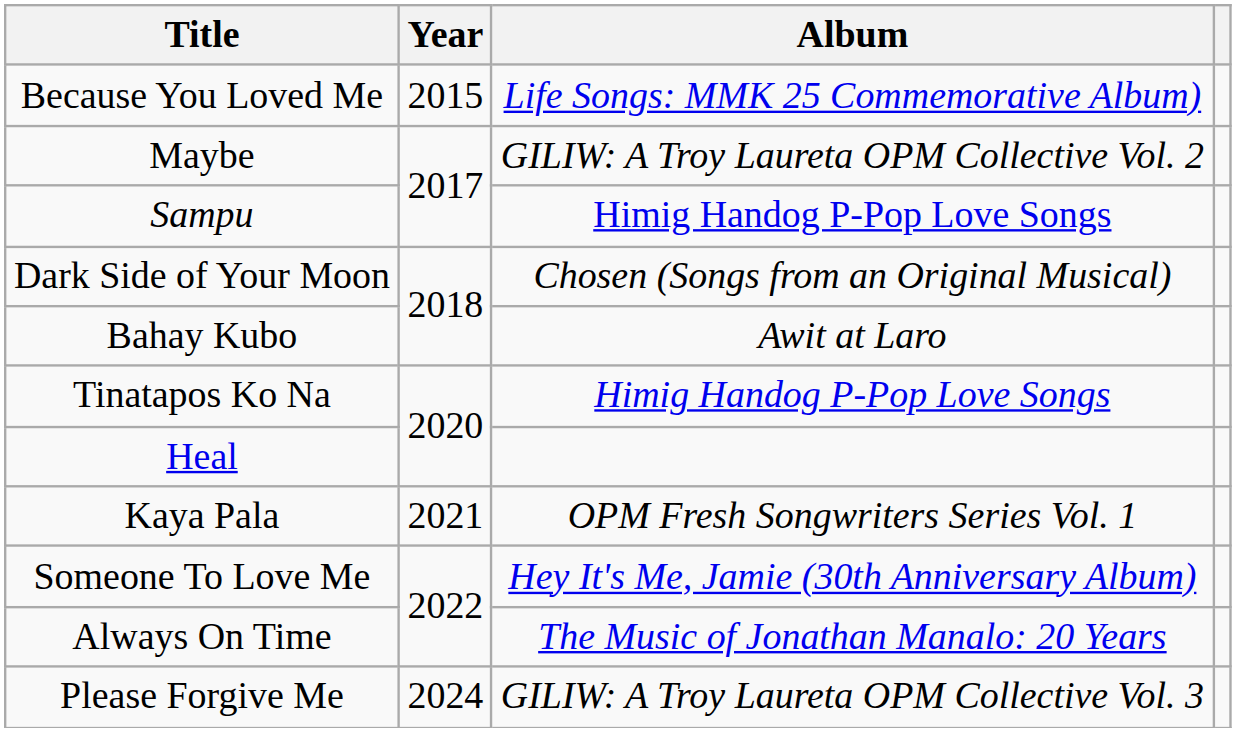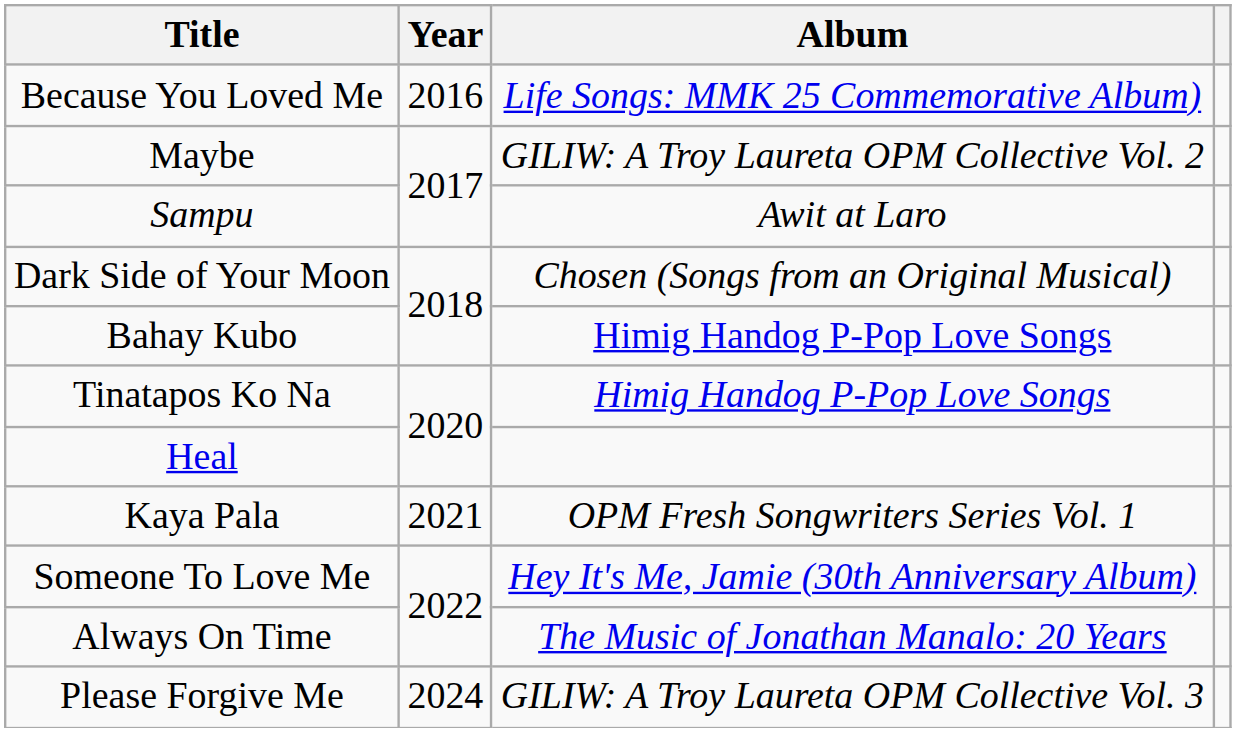(445, 94) 2015 -> (445, 94) 2016
(852, 214) Himig Handog P-Pop Love Songs -> (852, 214) Awit at Laro
(852, 335) Awit at Laro -> (852, 335) Himig Handog P-Pop Love Songs
